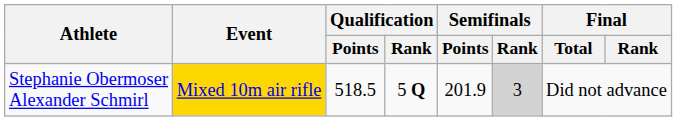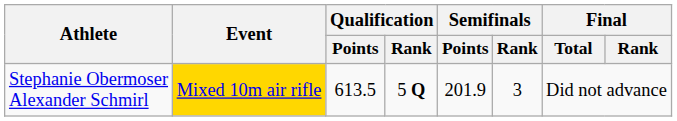(355, 90) 518.5 -> (355, 90) 613.5
(517, 90) lightgrey background -> (517, 90) no background
